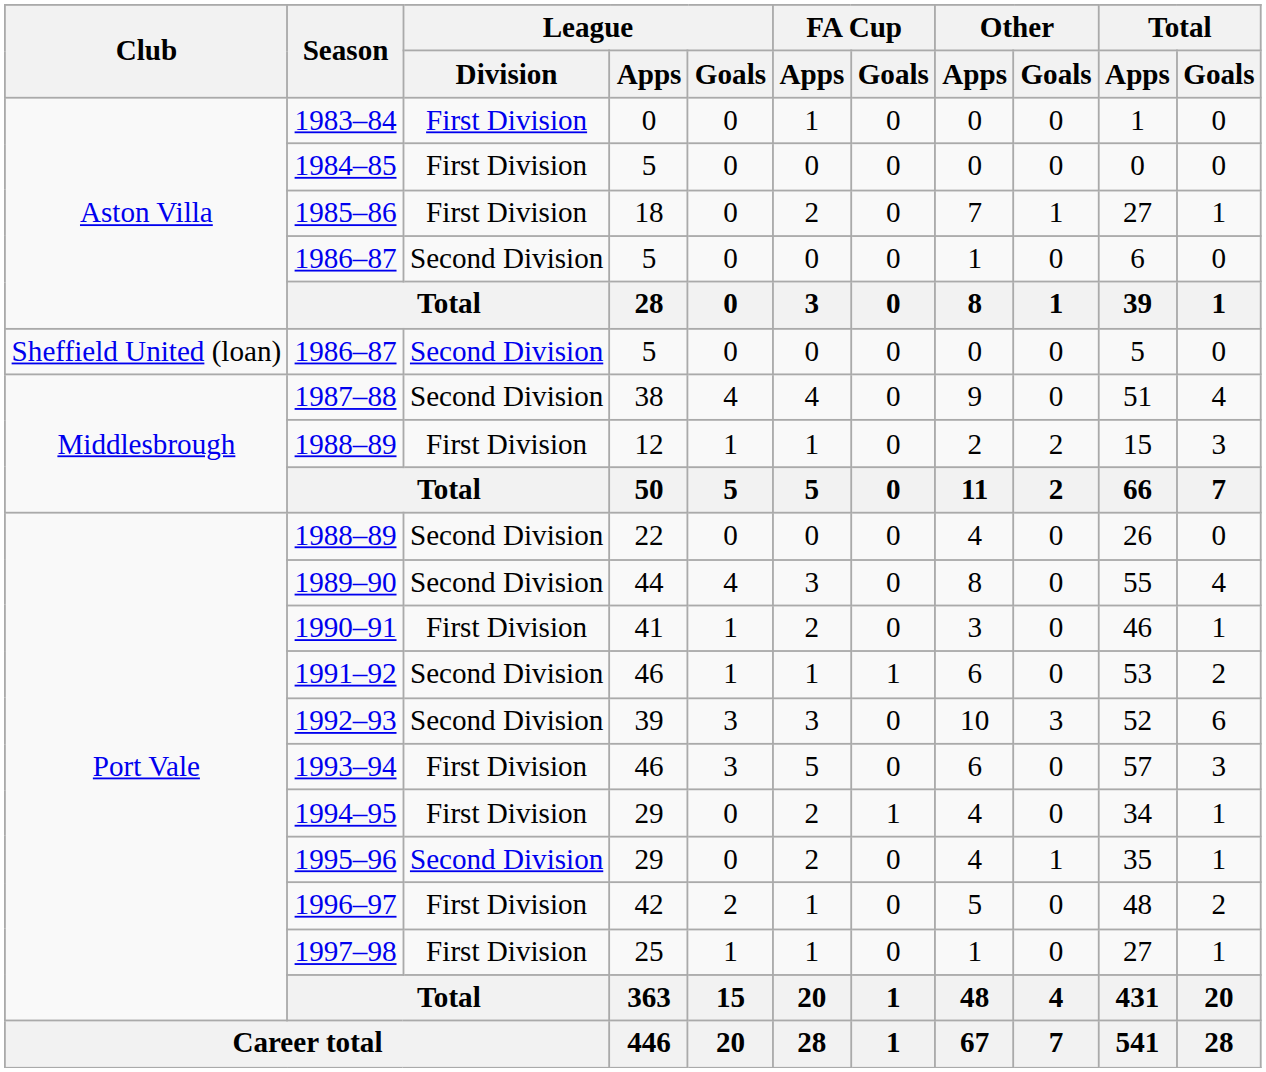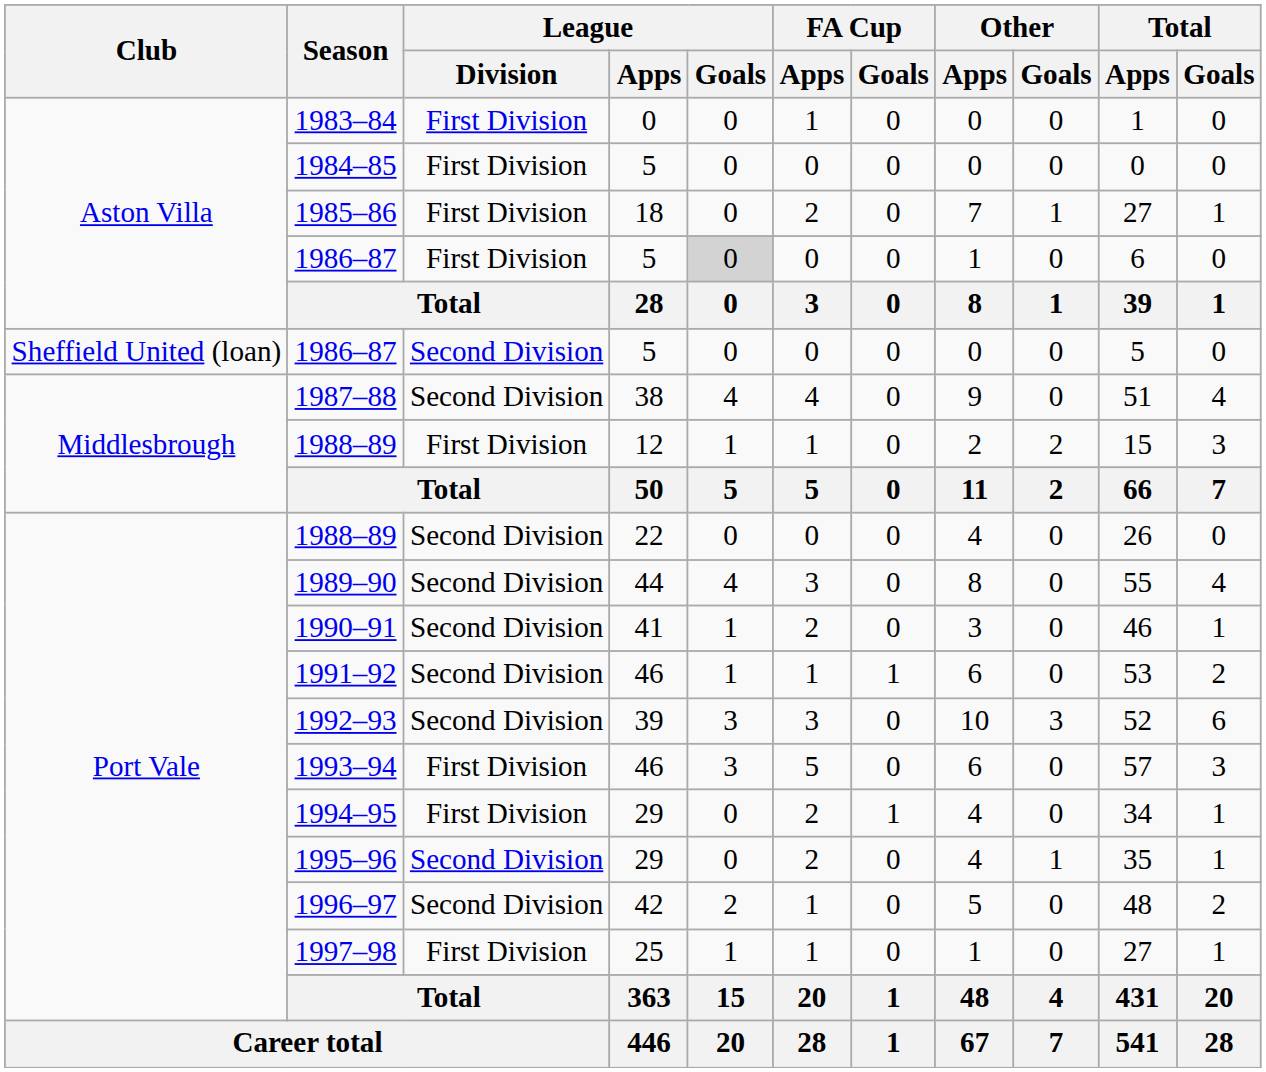(507, 258) Second Division -> (507, 258) First Division
(730, 258) no background -> (730, 258) lightgrey background
(507, 627) First Division -> (507, 627) Second Division
(507, 905) First Division -> (507, 905) Second Division
